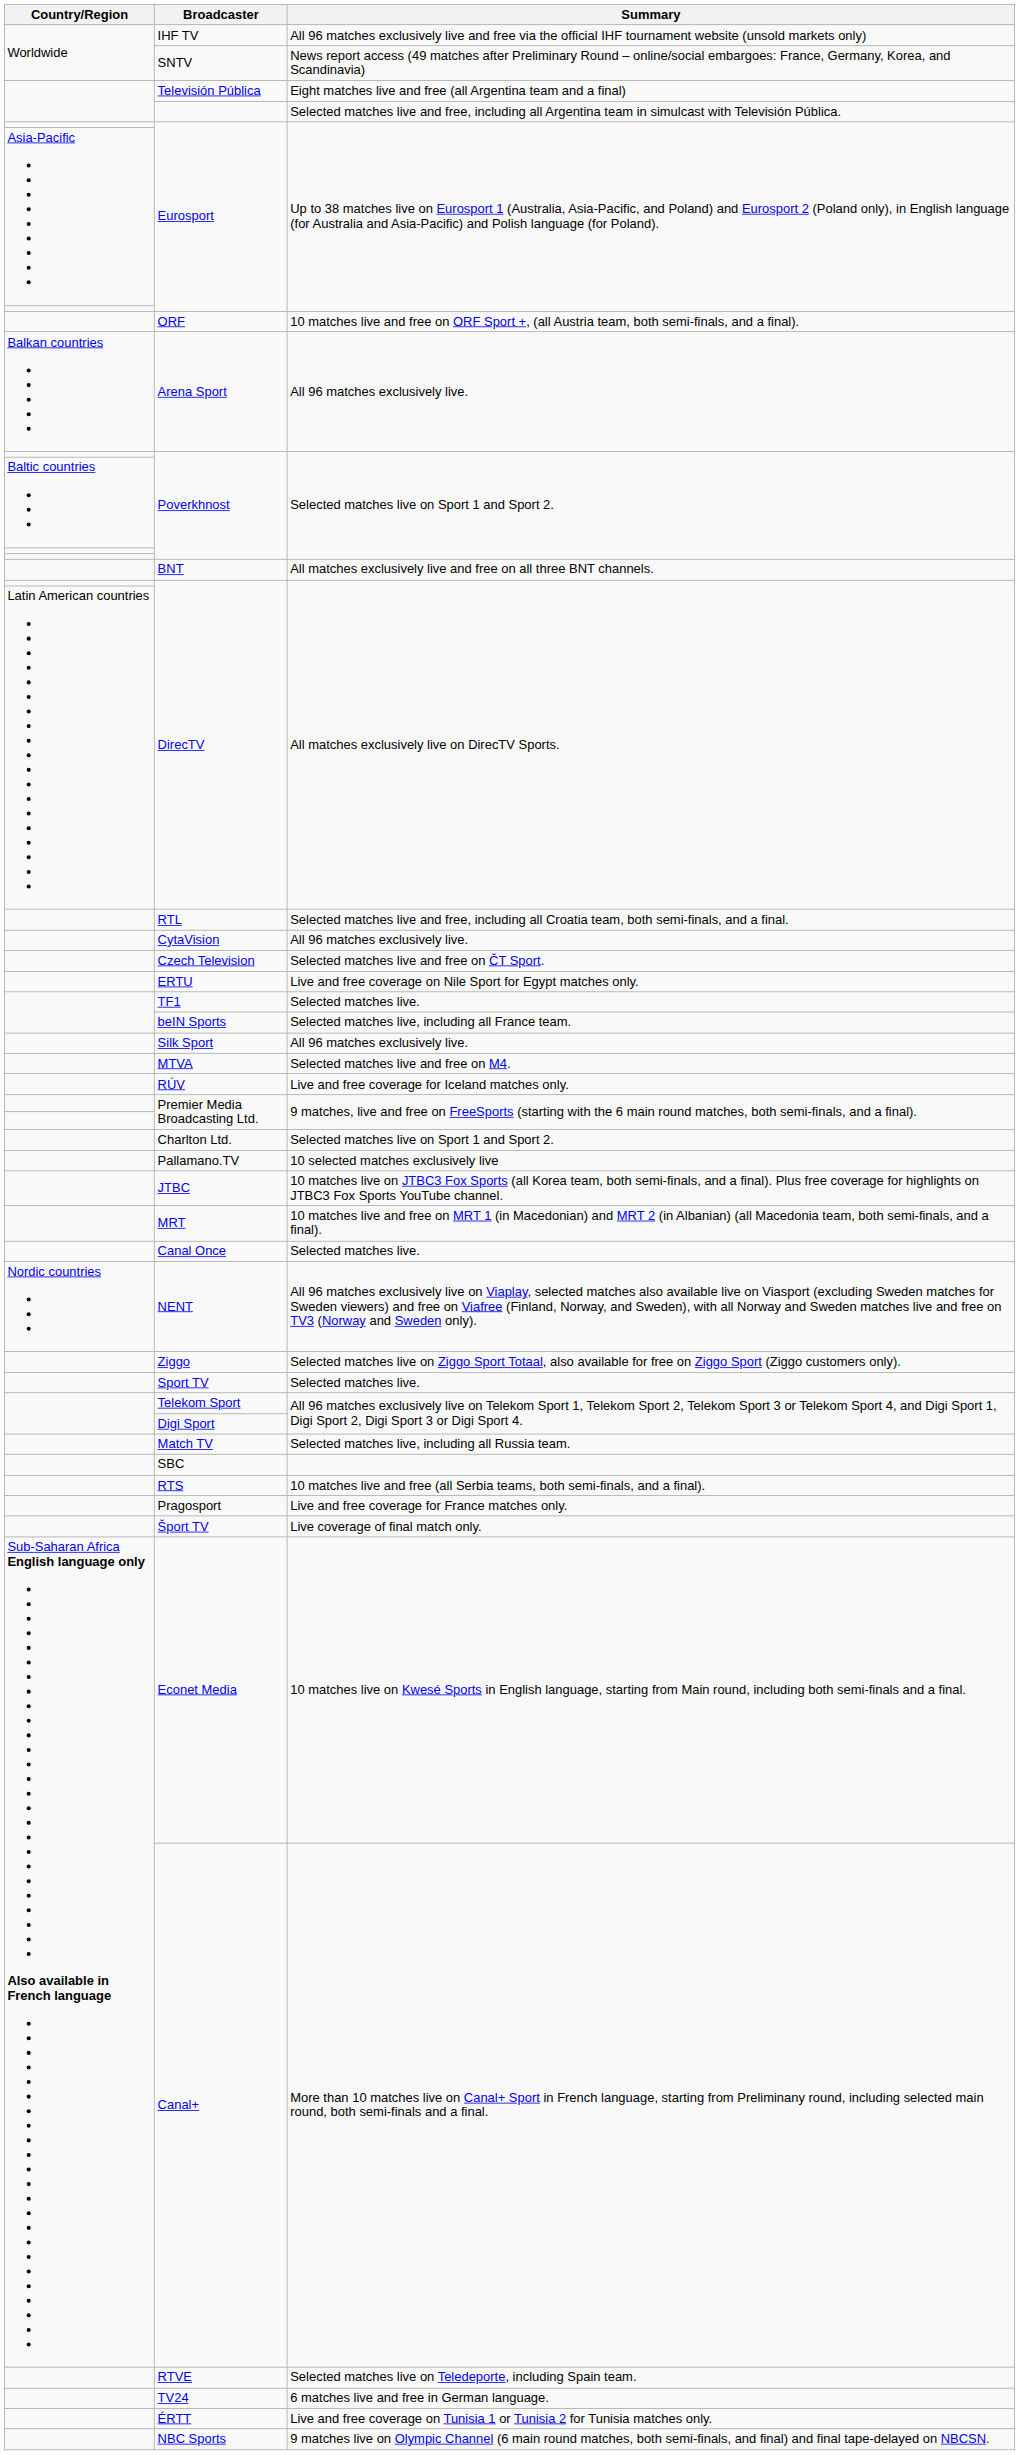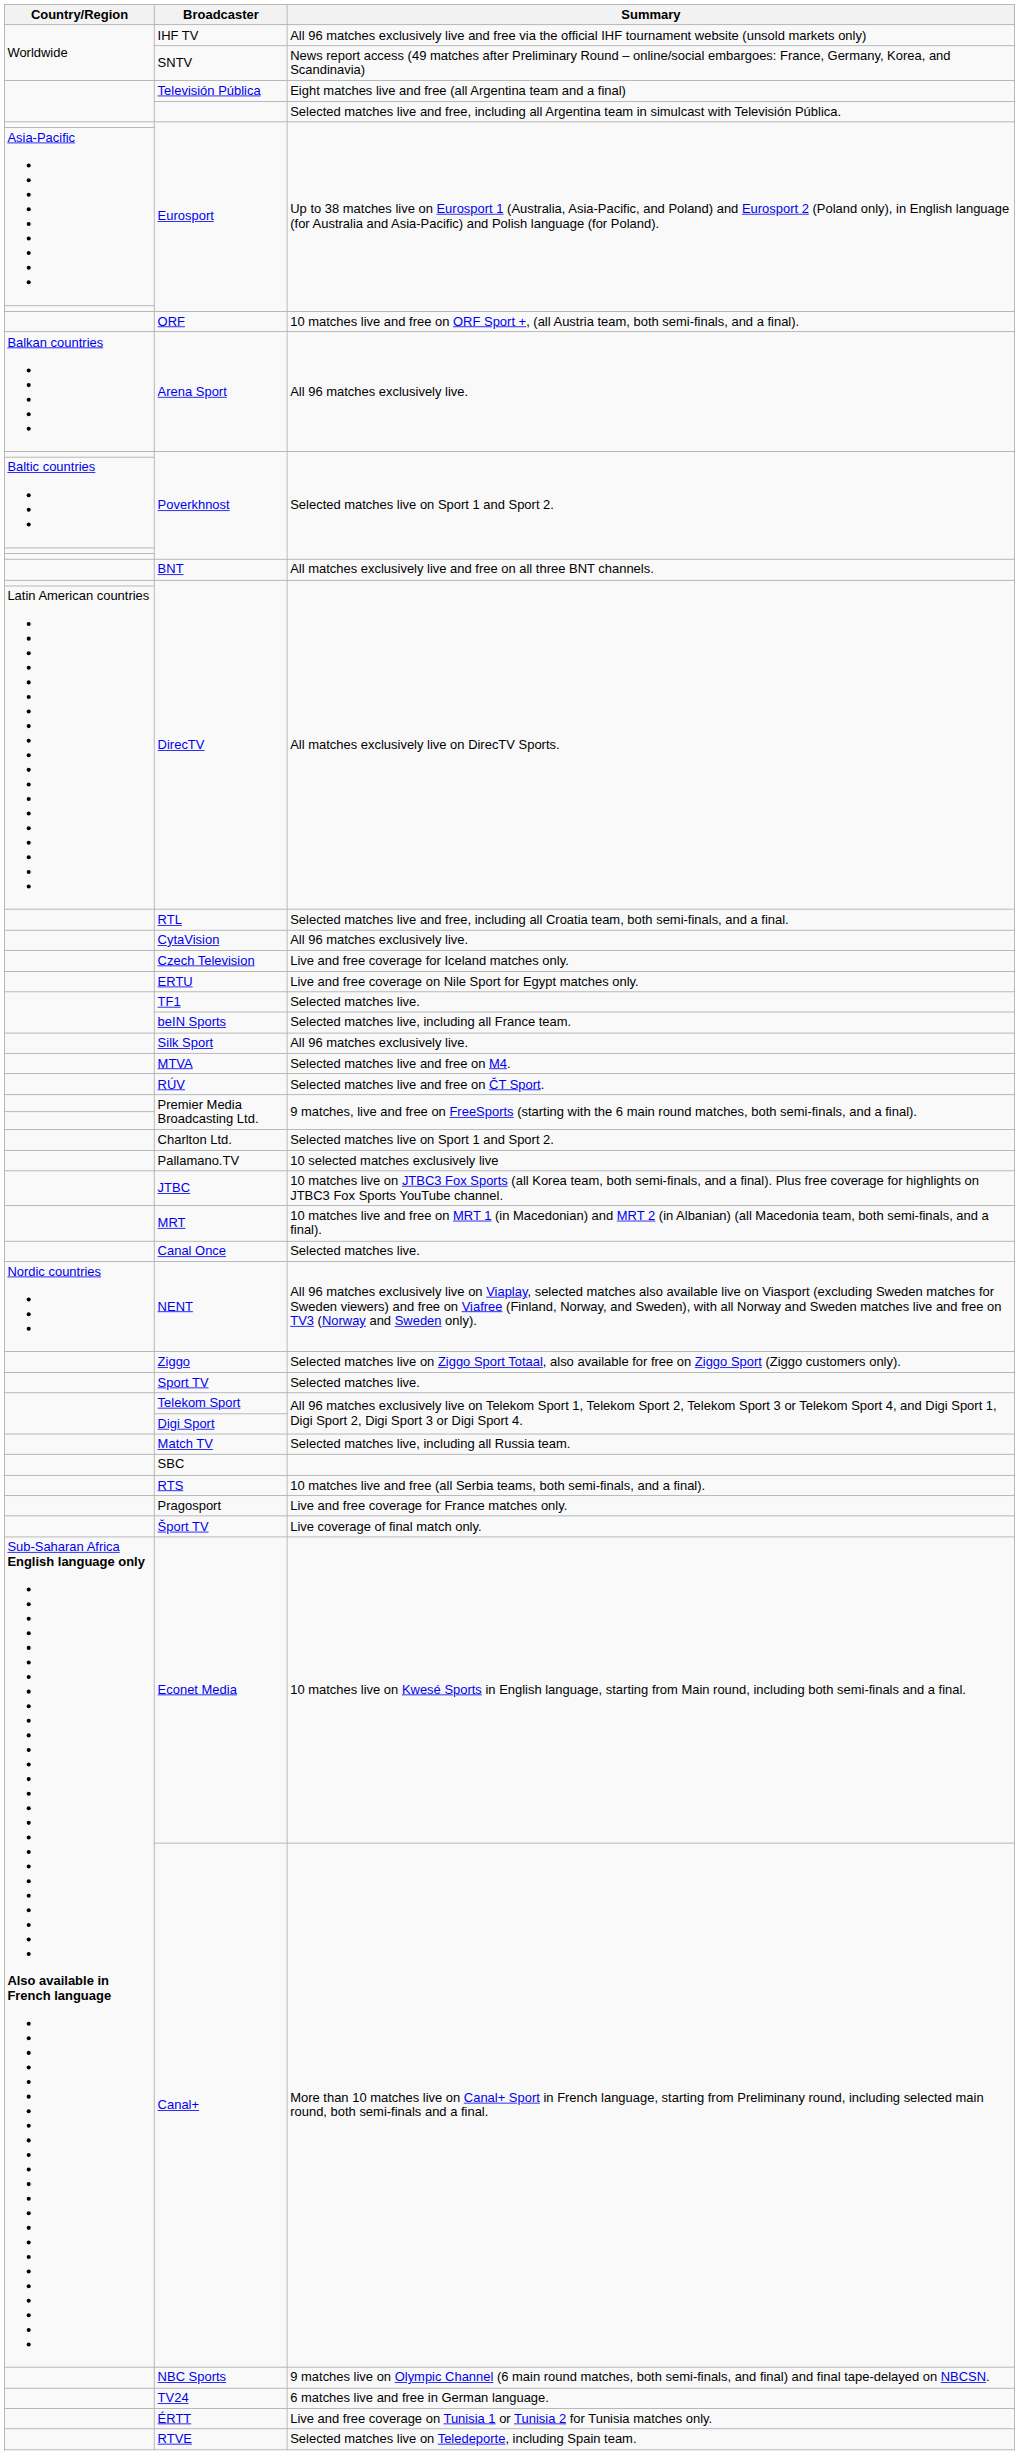(417, 960) Selected matches live and free on ČT Sport. -> (430, 960) Live and free coverage for Iceland matches only.
(430, 1084) Live and free coverage for Iceland matches only. -> (417, 1084) Selected matches live and free on ČT Sport.
rows swapped: (80, 2378) <-> (80, 2439)
